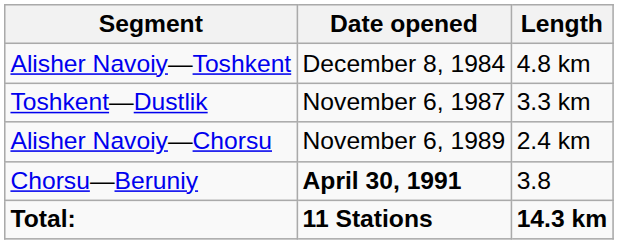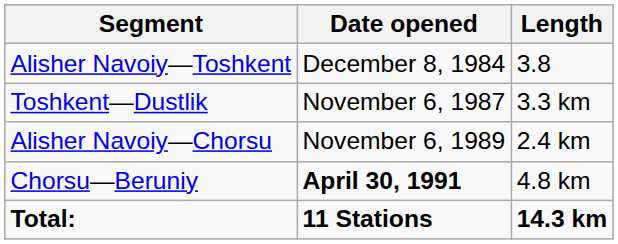(554, 63) 4.8 km -> (534, 63) 3.8
(534, 180) 3.8 -> (554, 180) 4.8 km
